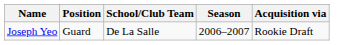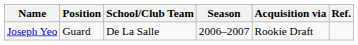+ column: (341, 13)
